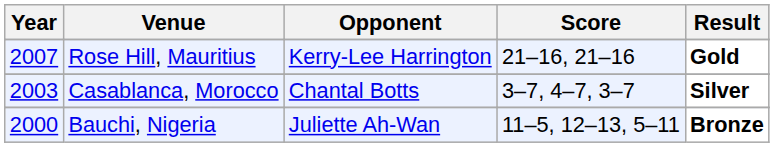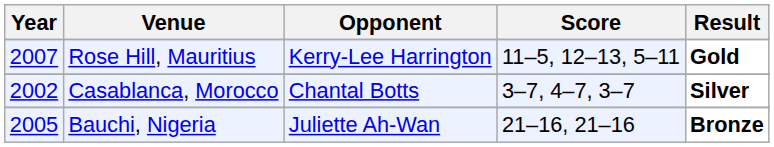(568, 57) 21–16, 21–16 -> (591, 57) 11–5, 12–13, 5–11
(34, 91) 2003 -> (34, 91) 2002
(34, 125) 2000 -> (34, 125) 2005
(591, 125) 11–5, 12–13, 5–11 -> (568, 125) 21–16, 21–16
